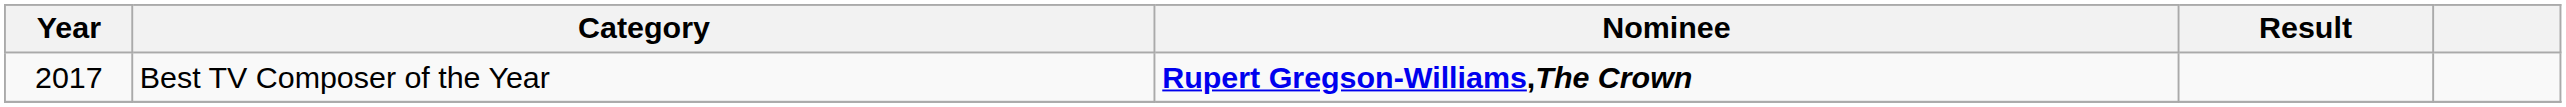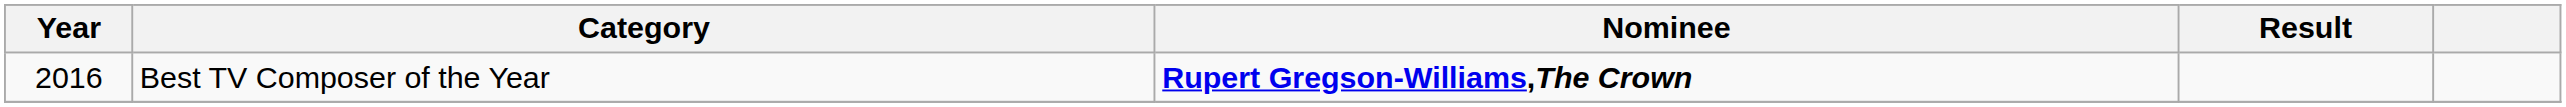(69, 76) 2017 -> (69, 76) 2016
